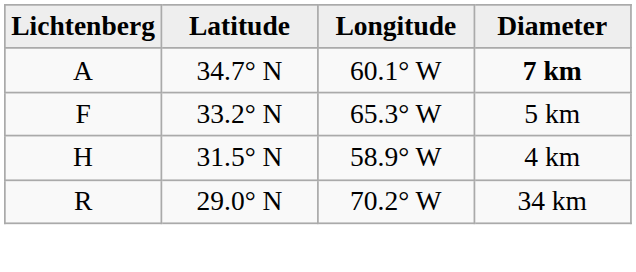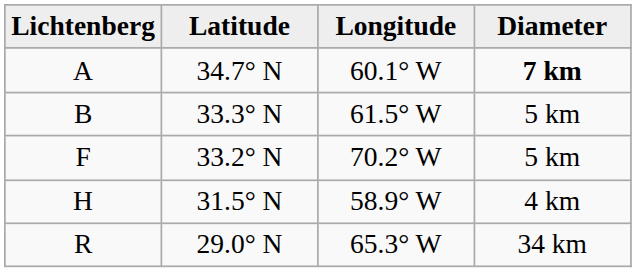+ row: (83, 113)
(396, 113) 65.3° W -> (396, 157) 70.2° W
(396, 200) 70.2° W -> (396, 244) 65.3° W
